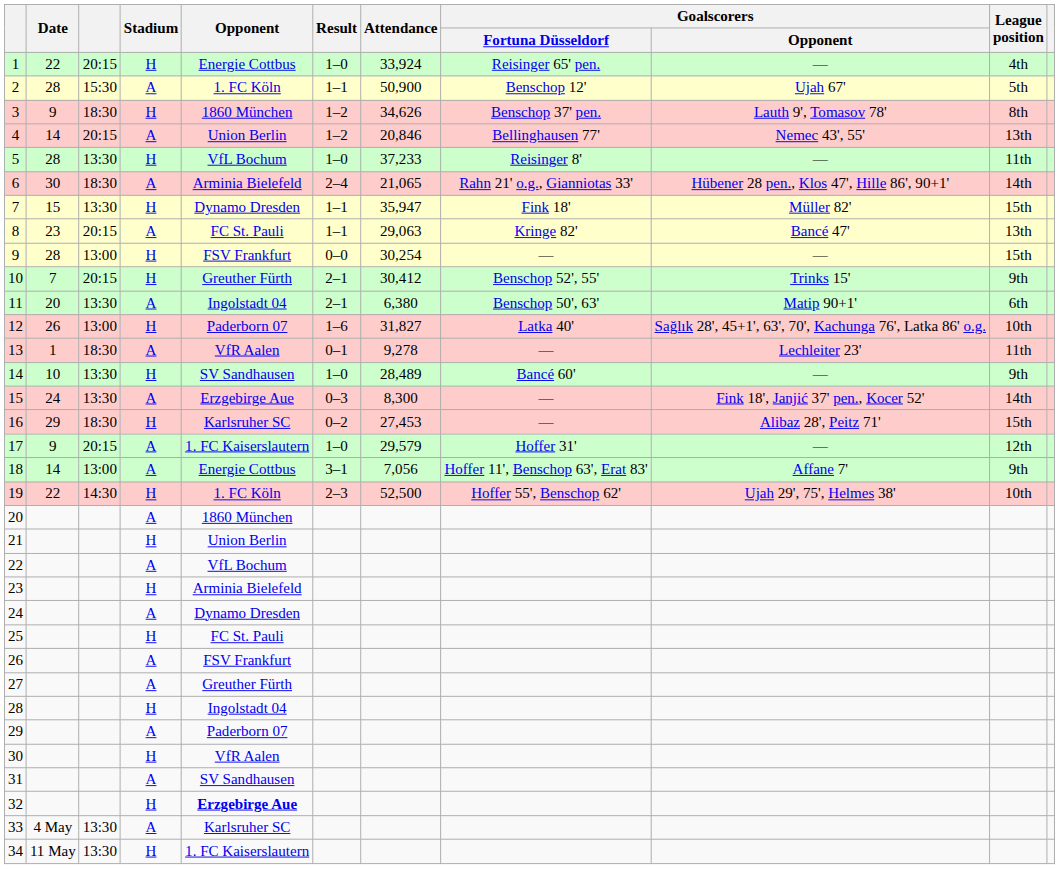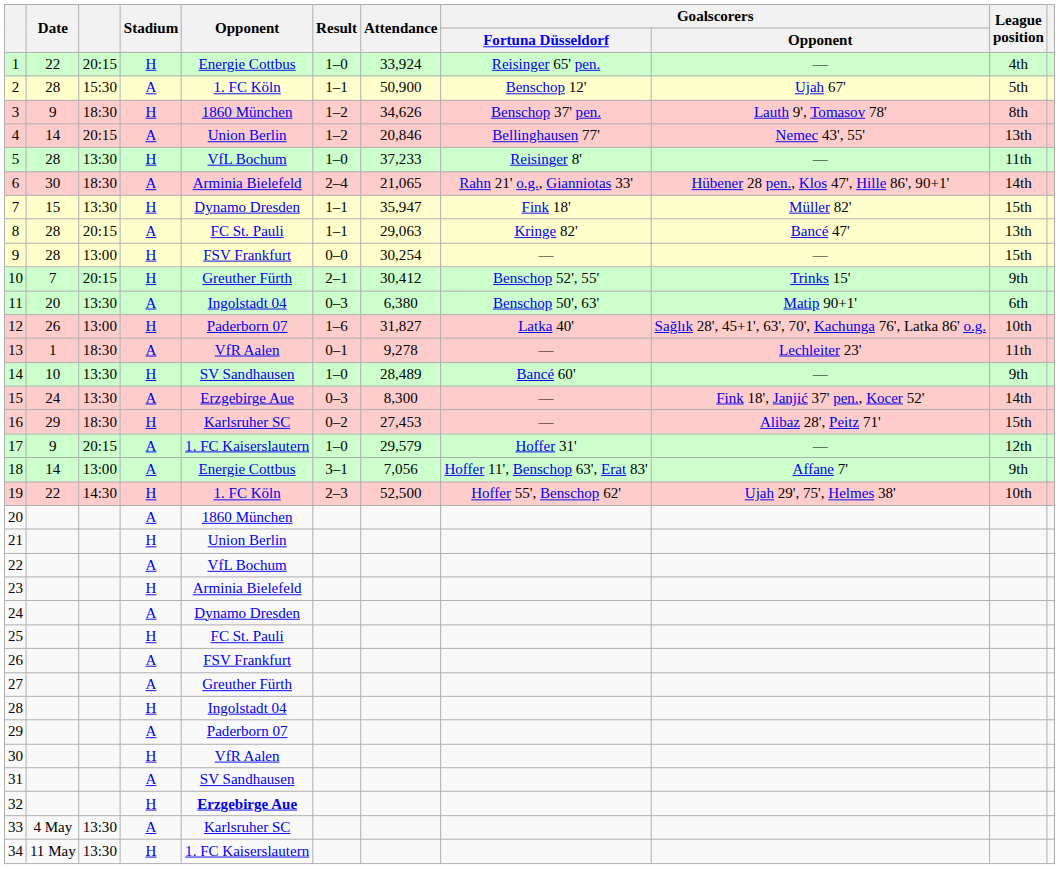(53, 231) 23 -> (53, 231) 28
(337, 302) 2–1 -> (337, 302) 0–3
